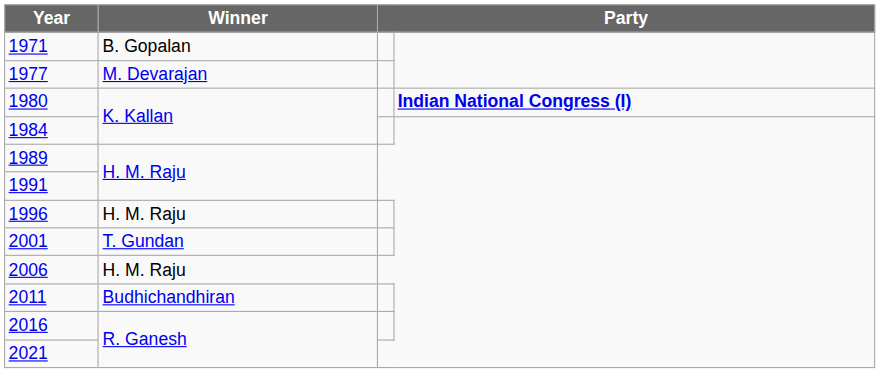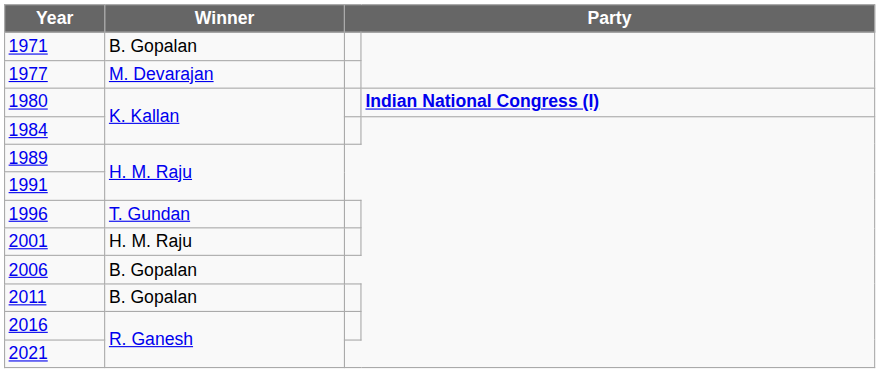(144, 213) H. M. Raju -> (150, 213) T. Gundan
(143, 241) T. Gundan -> (150, 241) H. M. Raju
(144, 269) H. M. Raju -> (153, 269) B. Gopalan
(169, 297) Budhichandhiran -> (153, 297) B. Gopalan
